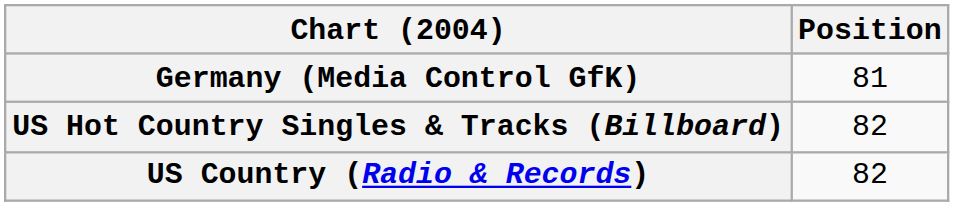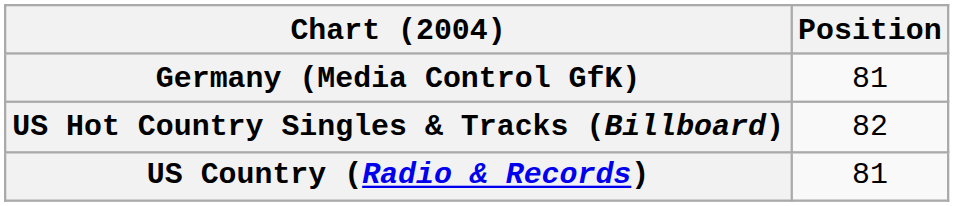(870, 176) 82 -> (870, 176) 81
